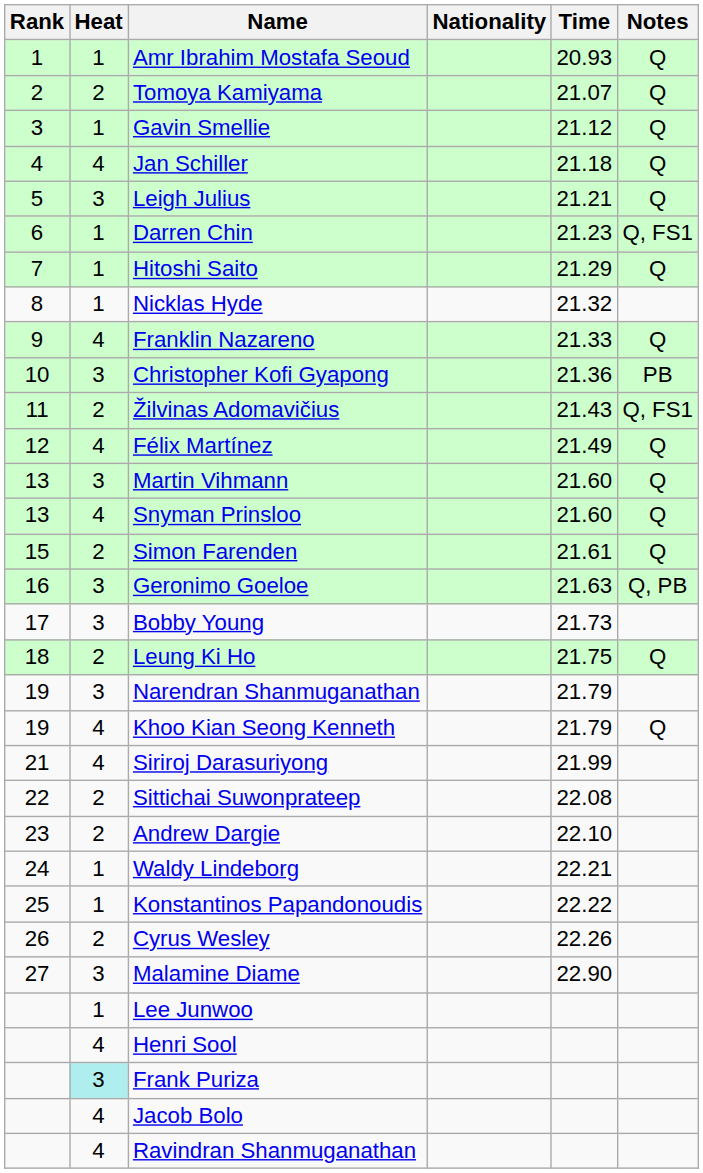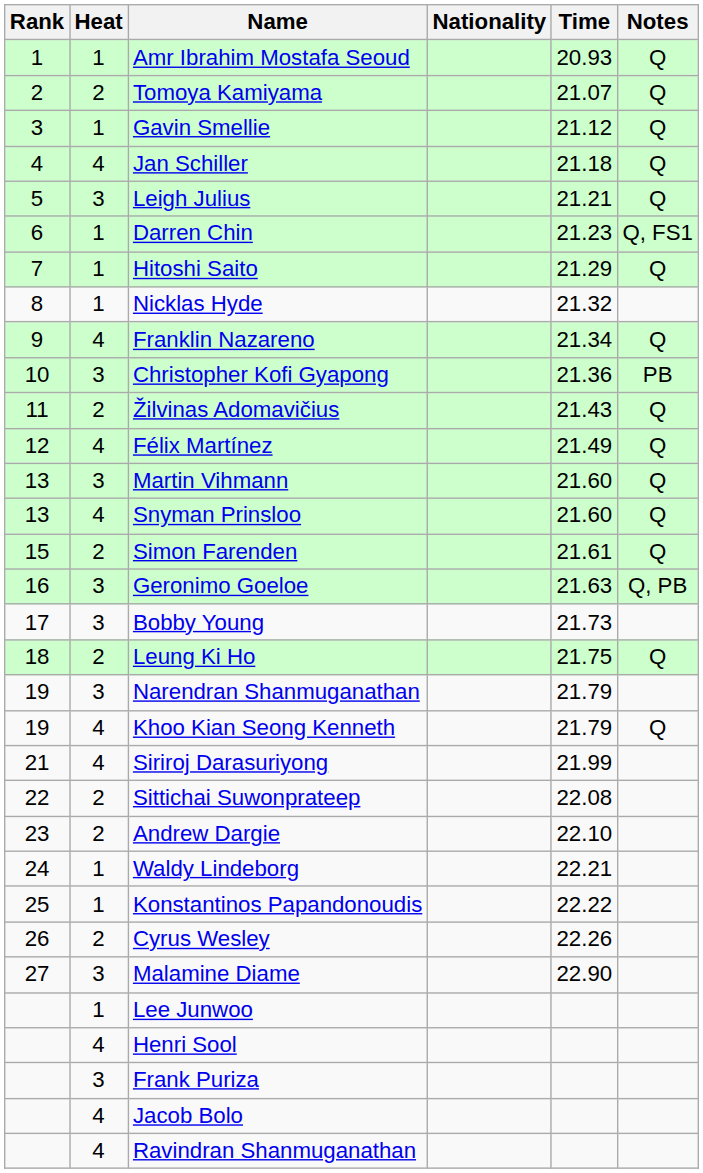(584, 339) 21.33 -> (584, 339) 21.34
(658, 410) Q, FS1 -> (658, 410) Q
(99, 1080) paleturquoise background -> (99, 1080) no background
